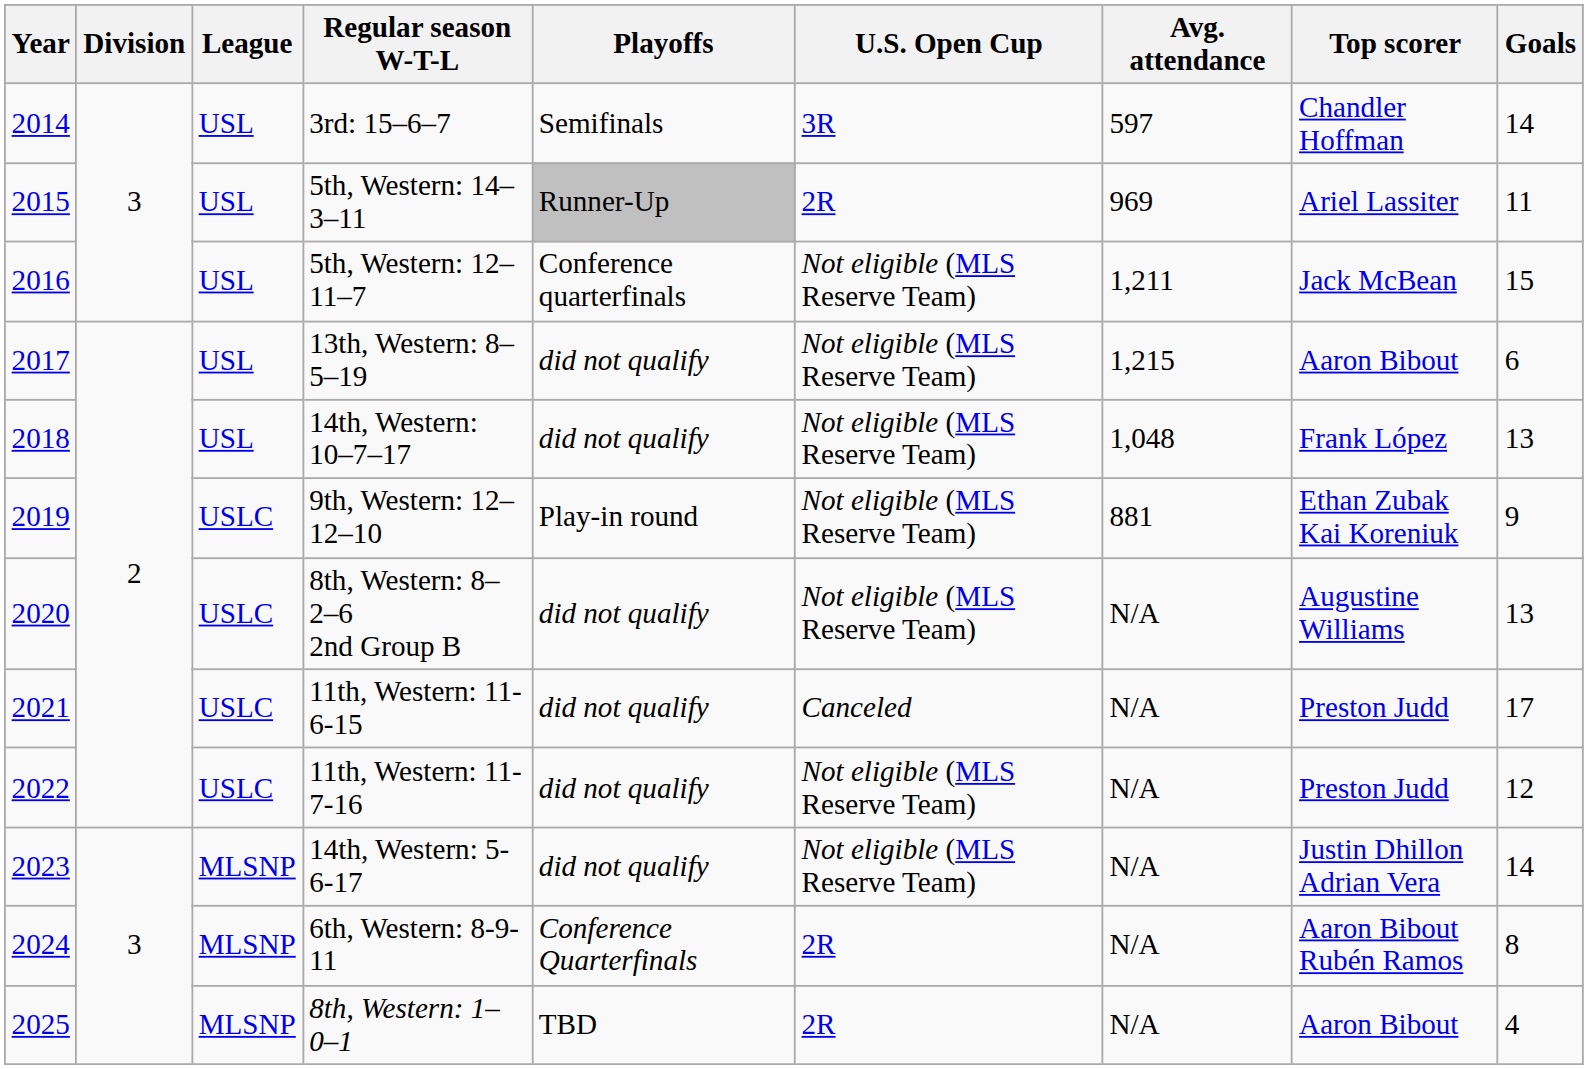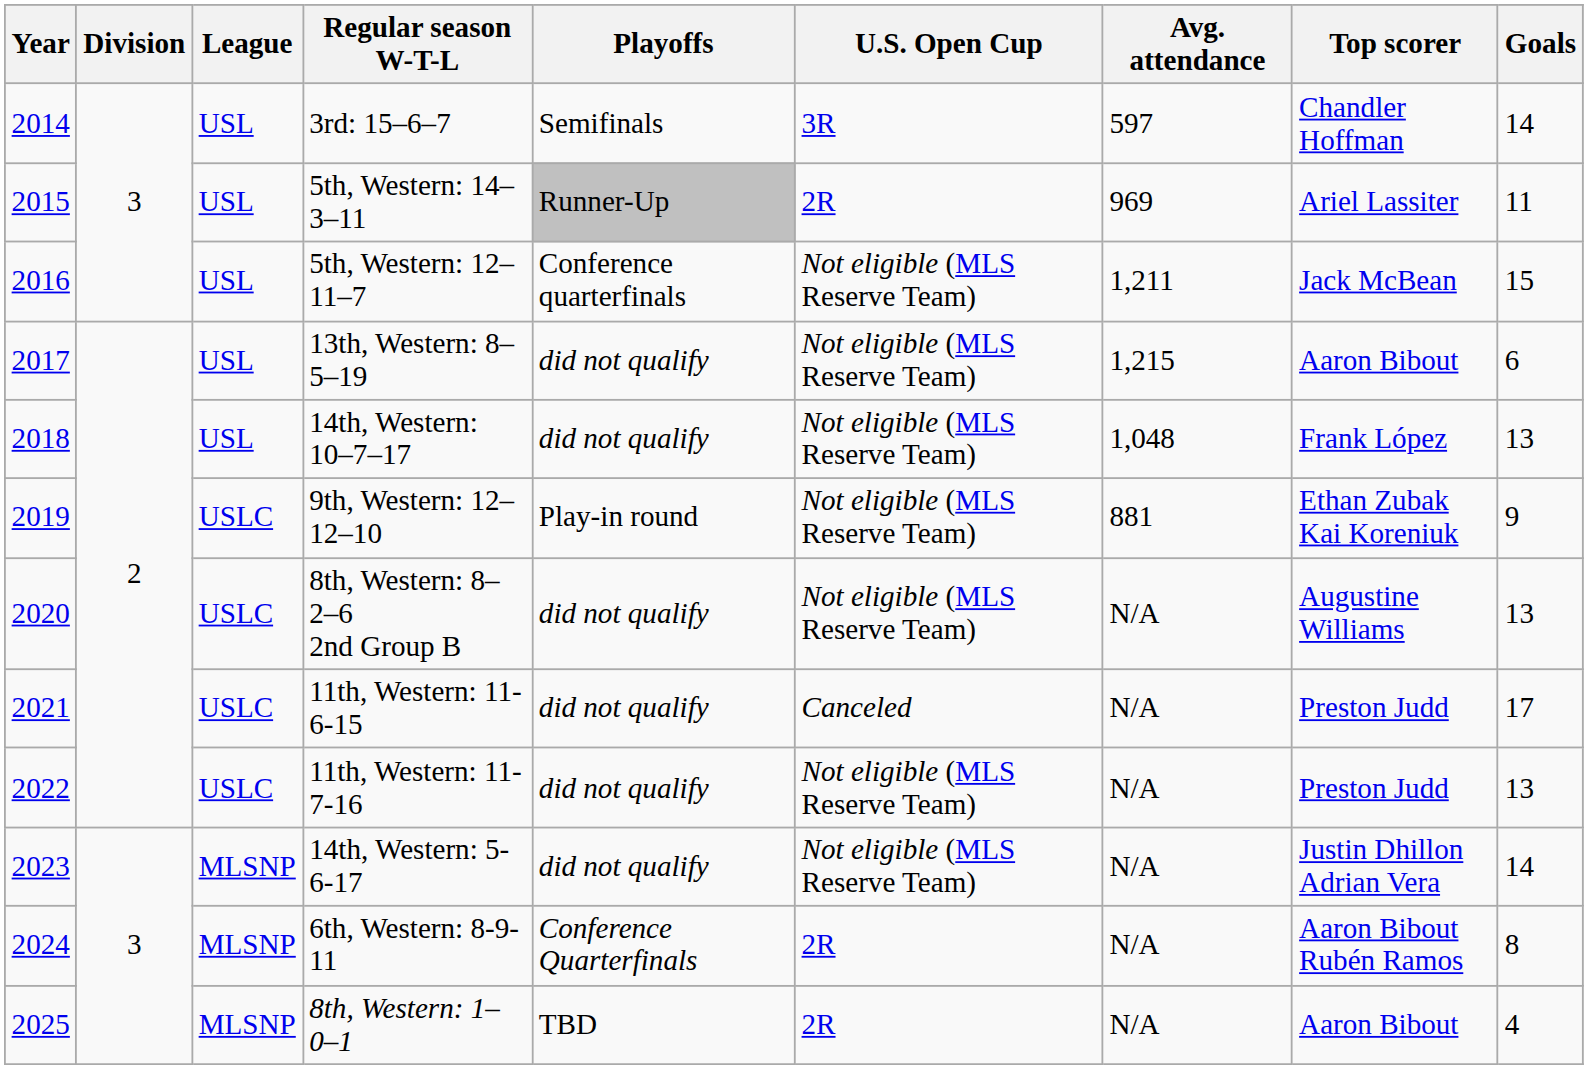(1519, 787) 12 -> (1519, 787) 13
